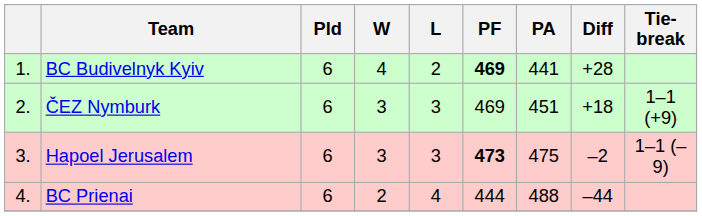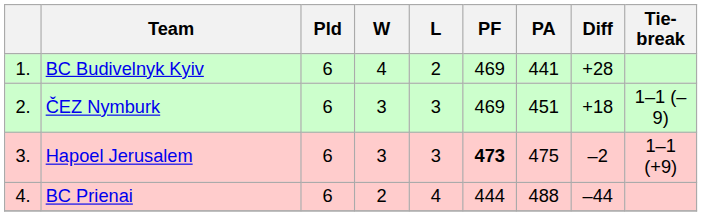(490, 68) bold -> (490, 68) normal
(661, 107) 1–1 (+9) -> (661, 107) 1–1 (–9)
(661, 157) 1–1 (–9) -> (661, 157) 1–1 (+9)
